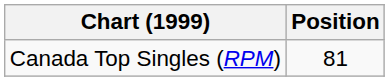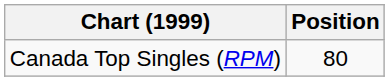(335, 57) 81 -> (335, 57) 80
